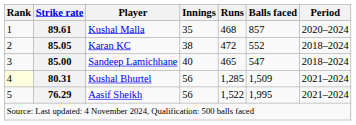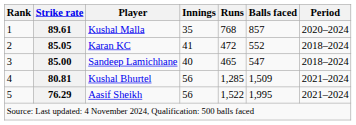(228, 29) 468 -> (228, 29) 768
(187, 45) 38 -> (187, 45) 41
(9, 78) lightyellow background -> (9, 78) no background
(60, 78) 80.31 -> (60, 78) 80.81
